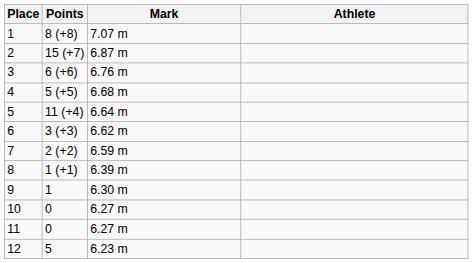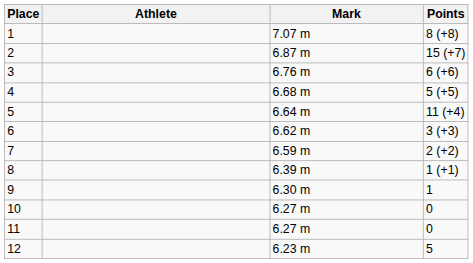columns swapped: (355, 14) <-> (65, 14)
